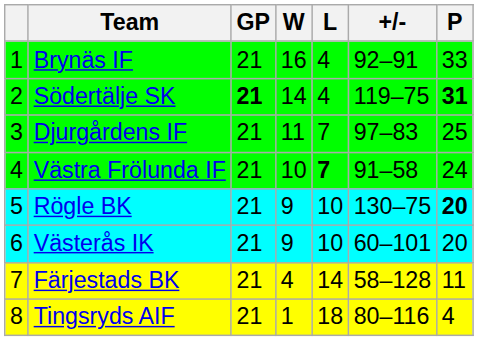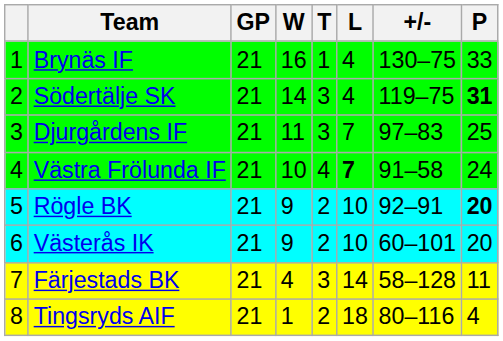+ column: (324, 22)
(386, 59) 92–91 -> (417, 59) 130–75
(249, 96) bold -> (249, 96) normal
(392, 206) 130–75 -> (411, 206) 92–91
